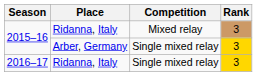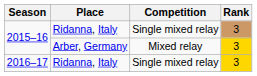(175, 29) Mixed relay -> (175, 29) Single mixed relay
(175, 46) Single mixed relay -> (175, 46) Mixed relay
